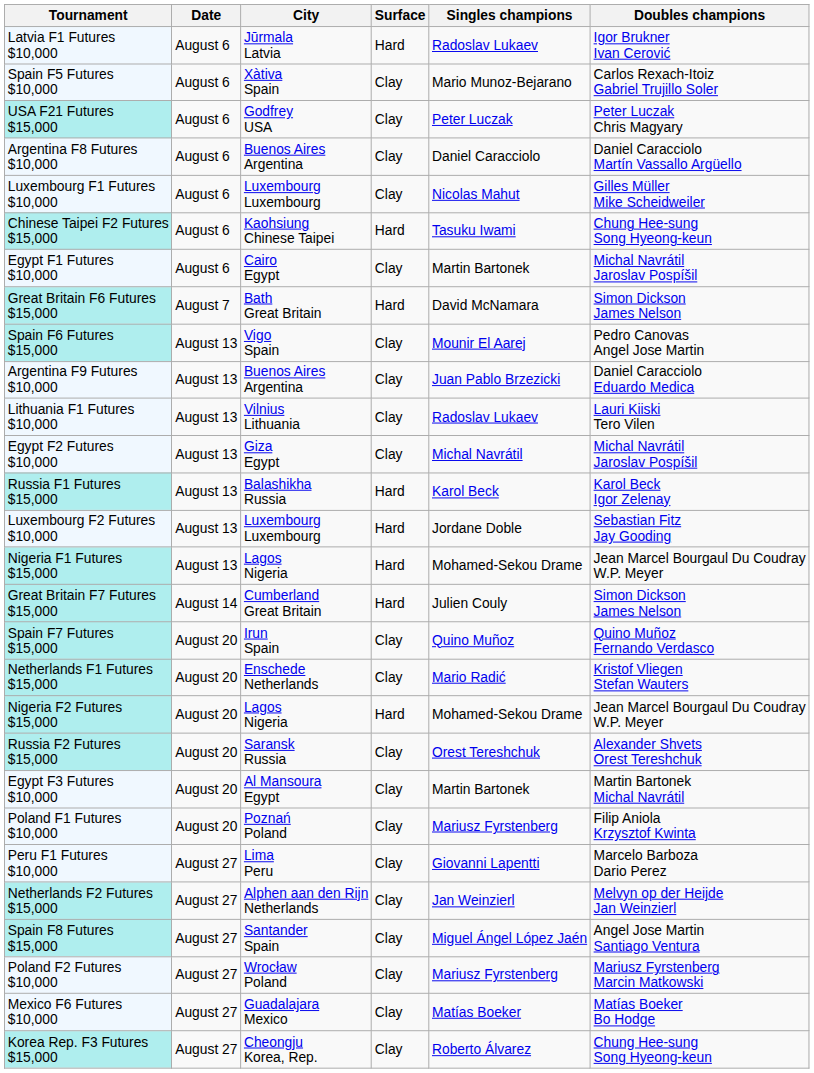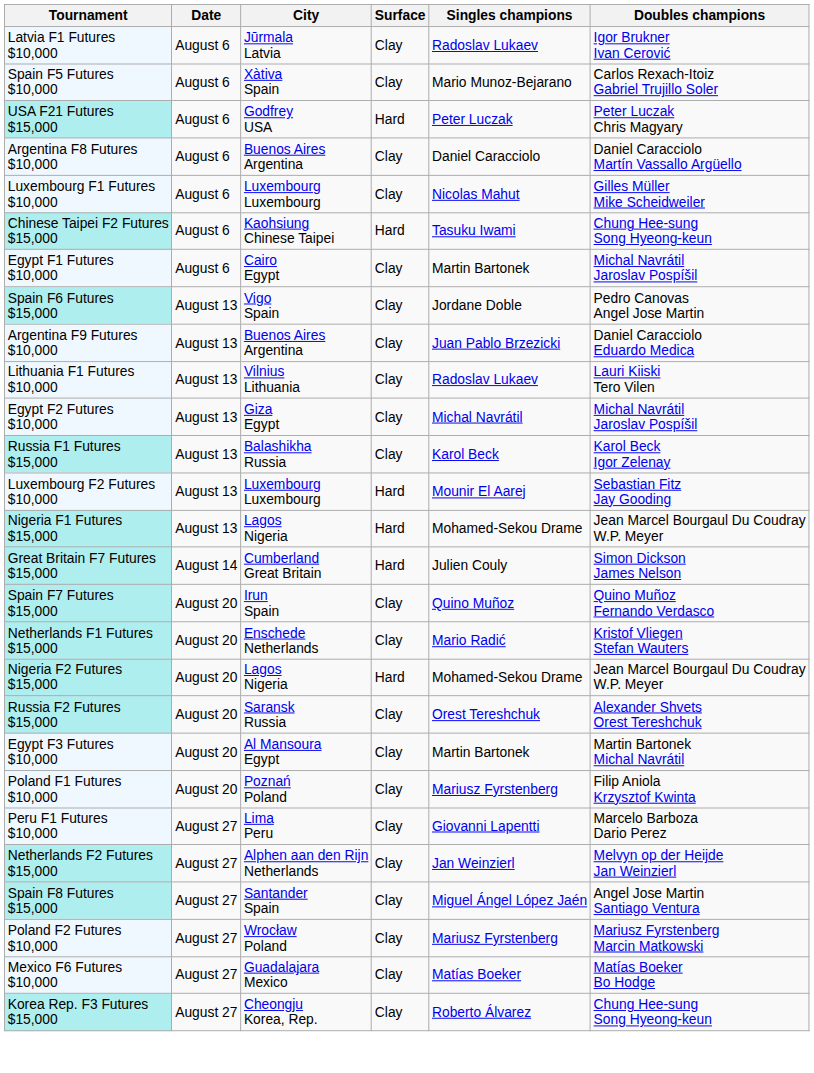(390, 45) Hard -> (389, 45) Clay
(389, 120) Clay -> (390, 120) Hard
- row: (82, 306)
(479, 343) Mounir El Aarej -> (477, 306) Jordane Doble
(390, 492) Hard -> (389, 455) Clay
(477, 529) Jordane Doble -> (479, 492) Mounir El Aarej
